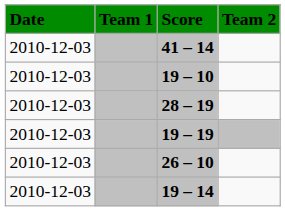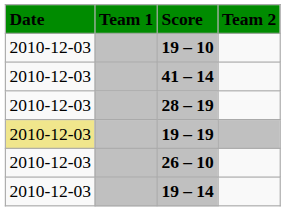rows swapped: (188, 47) <-> (188, 76)
(50, 134) no background -> (50, 134) khaki background
